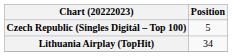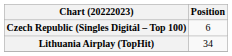(208, 28) 5 -> (208, 28) 6
